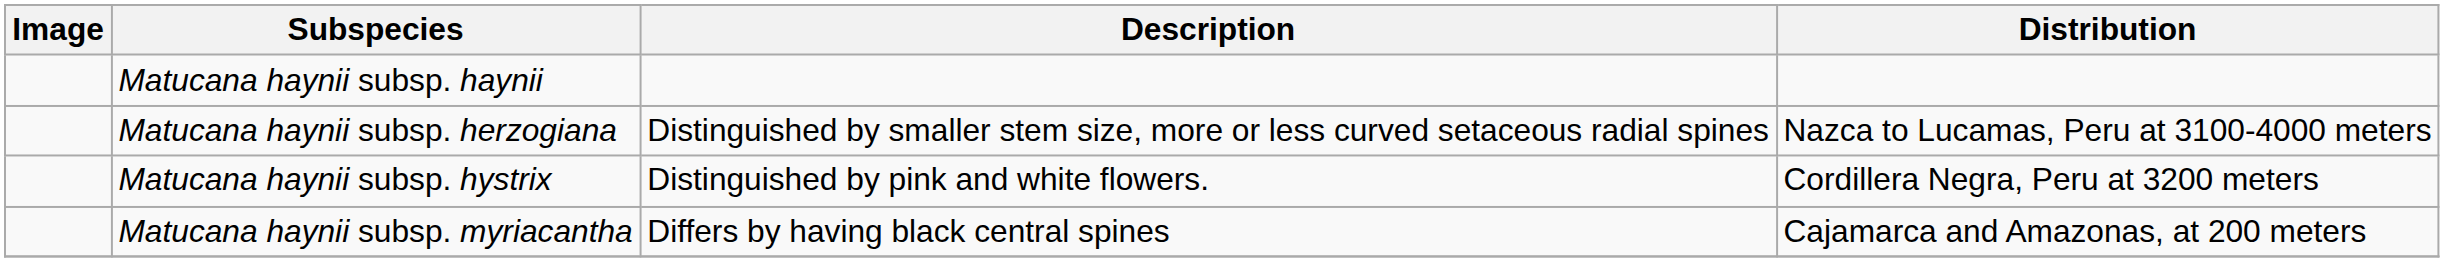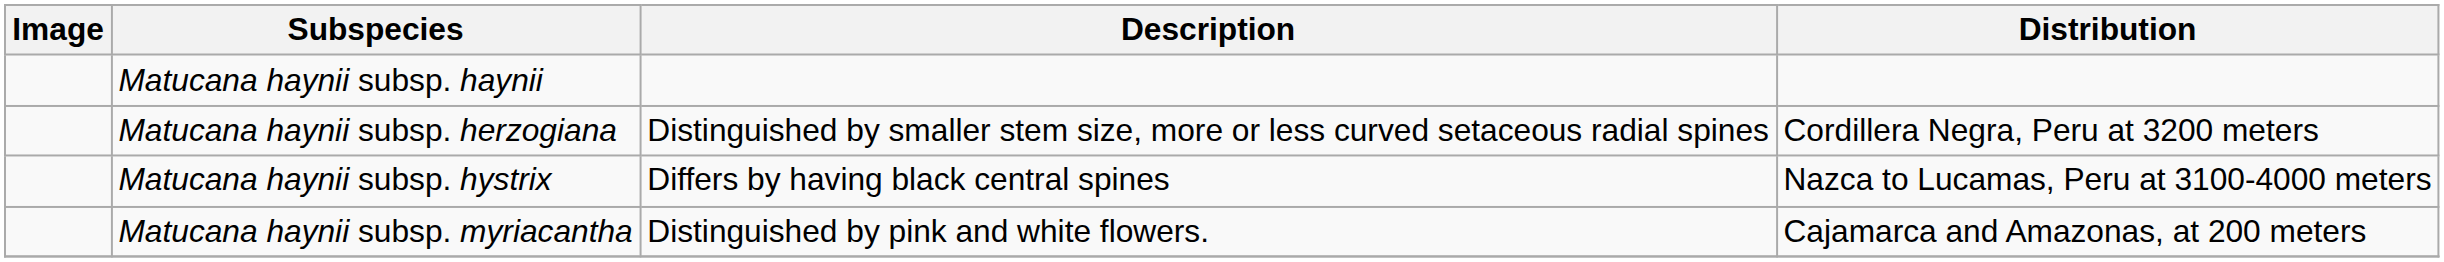(2108, 130) Nazca to Lucamas, Peru at 3100-4000 meters -> (2051, 130) Cordillera Negra, Peru at 3200 meters
(928, 180) Distinguished by pink and white flowers. -> (908, 180) Differs by having black central spines
(2051, 180) Cordillera Negra, Peru at 3200 meters -> (2108, 180) Nazca to Lucamas, Peru at 3100-4000 meters
(908, 230) Differs by having black central spines -> (928, 230) Distinguished by pink and white flowers.
